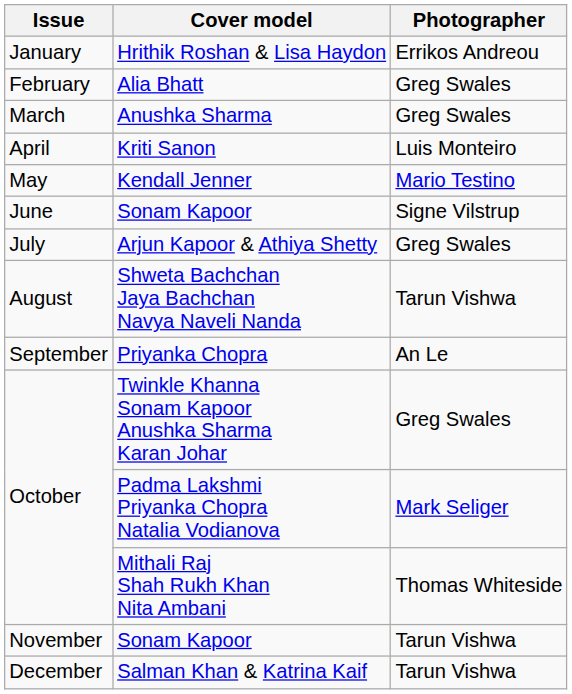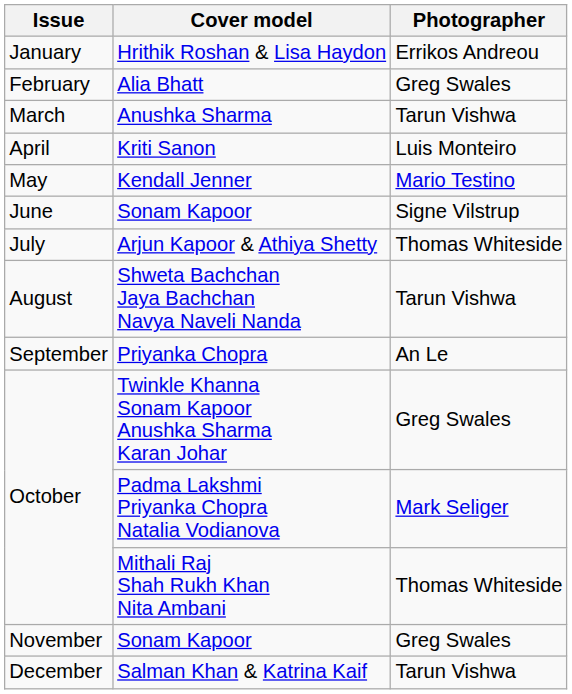(453, 116) Greg Swales -> (456, 116) Tarun Vishwa
(453, 244) Greg Swales -> (479, 244) Thomas Whiteside
(456, 640) Tarun Vishwa -> (453, 640) Greg Swales
